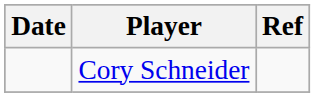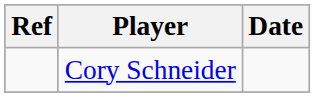columns swapped: (39, 26) <-> (283, 26)
